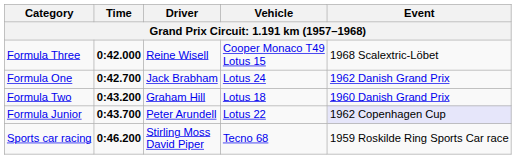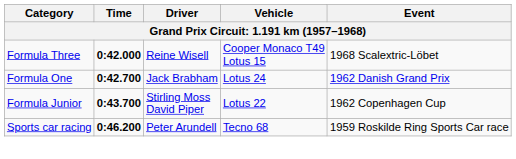- row: (39, 97)
(181, 114) Peter Arundell -> (178, 103) Stirling Moss David Piper
(388, 114) lavender background -> (388, 103) no background
(178, 138) Stirling Moss David Piper -> (181, 127) Peter Arundell
